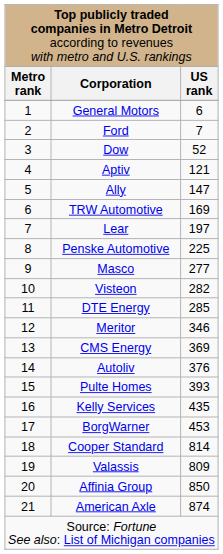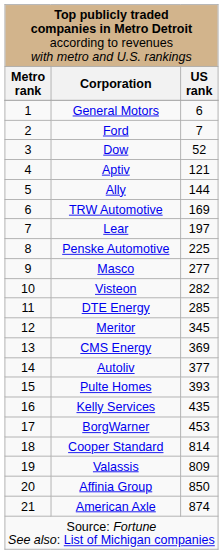(199, 189) 147 -> (199, 189) 144
(199, 328) 346 -> (199, 328) 345
(199, 367) 376 -> (199, 367) 377
